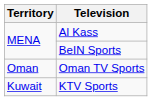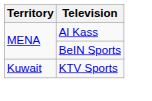- row: (102, 68)
